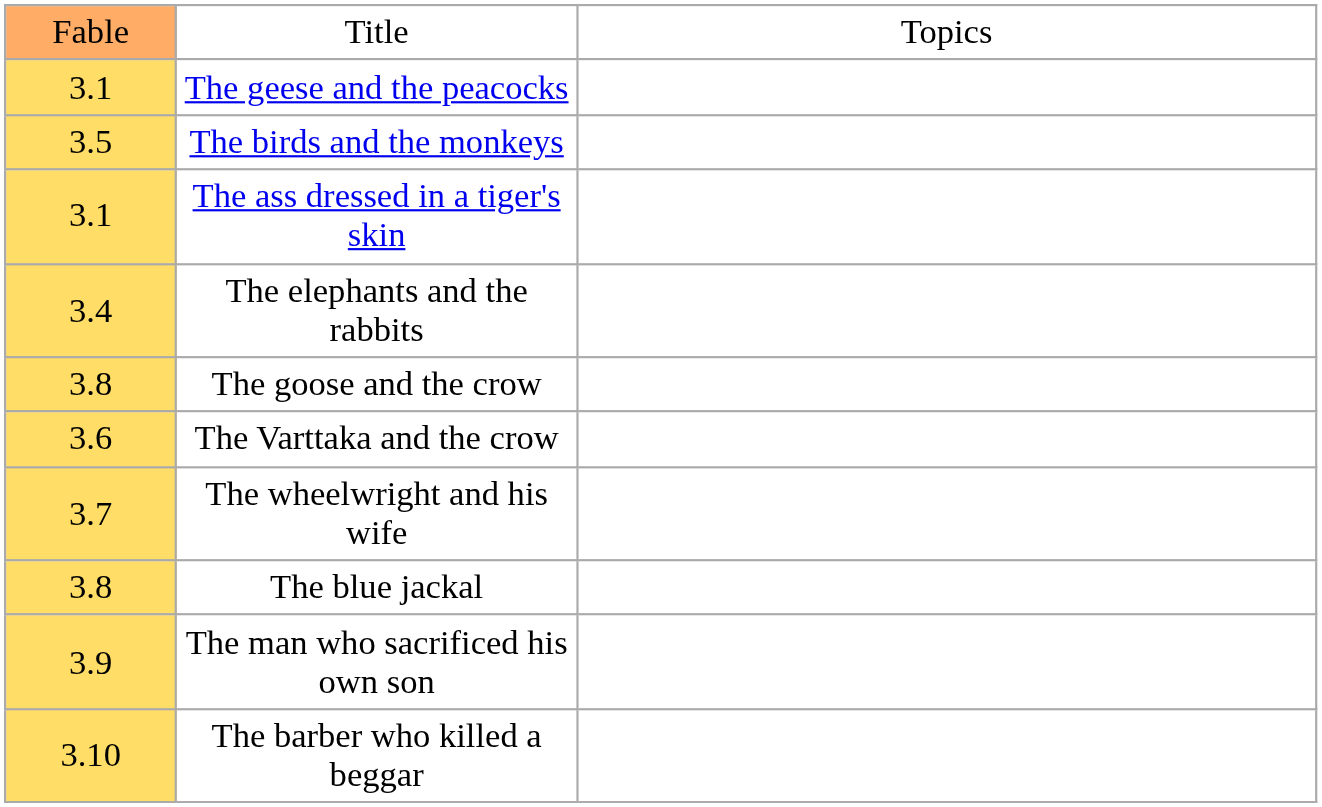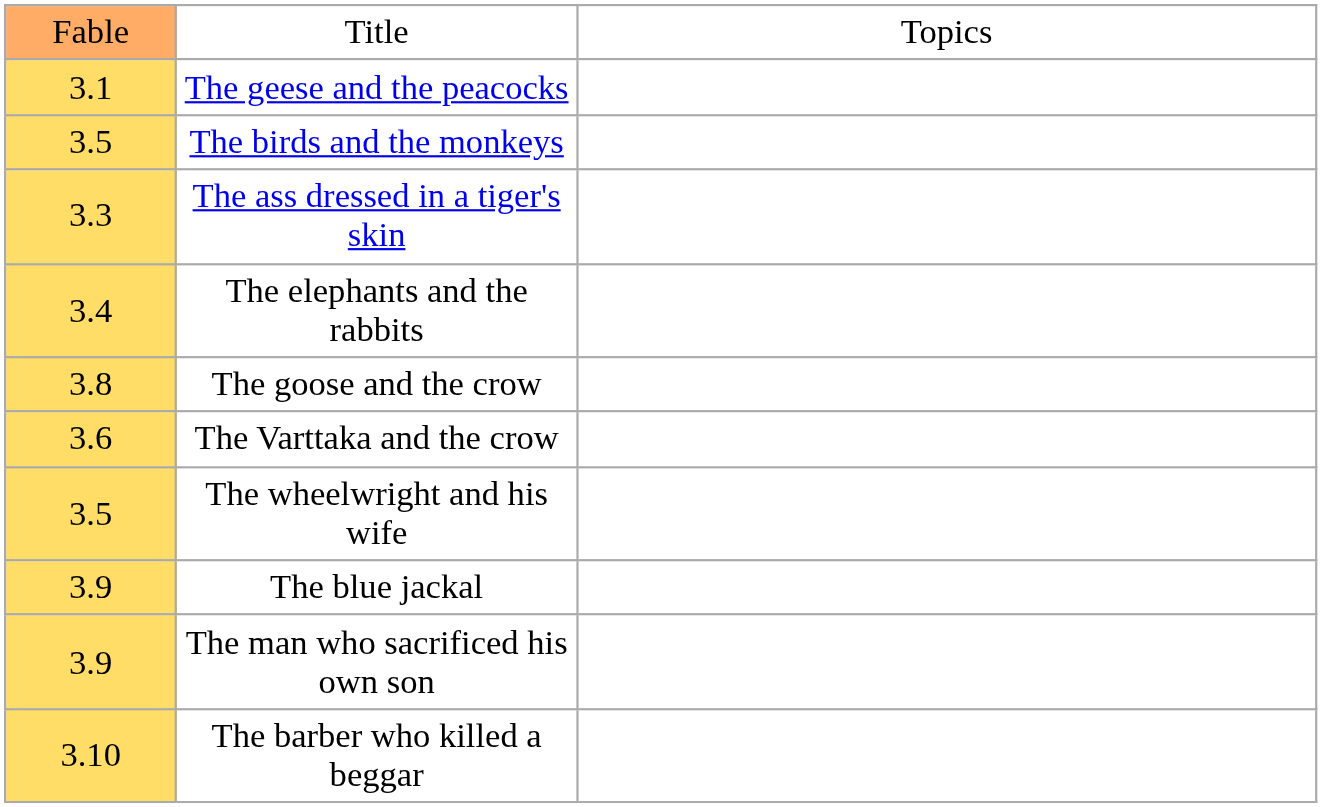(91, 215) 3.1 -> (91, 215) 3.3
(91, 512) 3.7 -> (91, 512) 3.5
(91, 587) 3.8 -> (91, 587) 3.9
